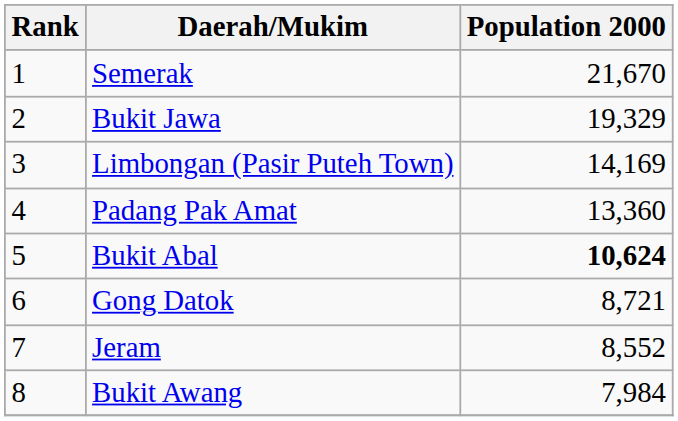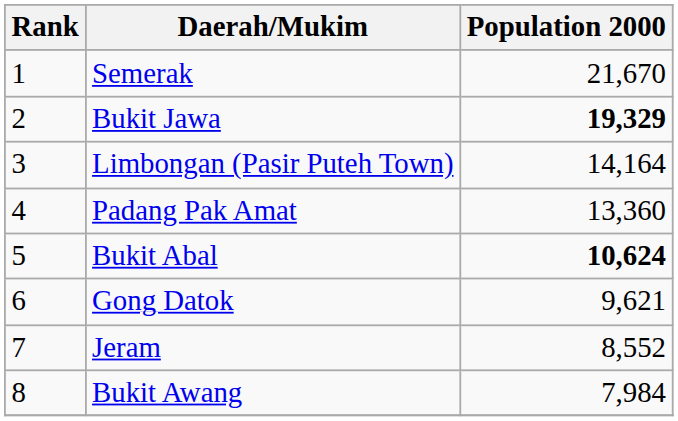(626, 118) normal -> (626, 118) bold
(626, 164) 14,169 -> (626, 164) 14,164
(634, 301) 8,721 -> (634, 301) 9,621
